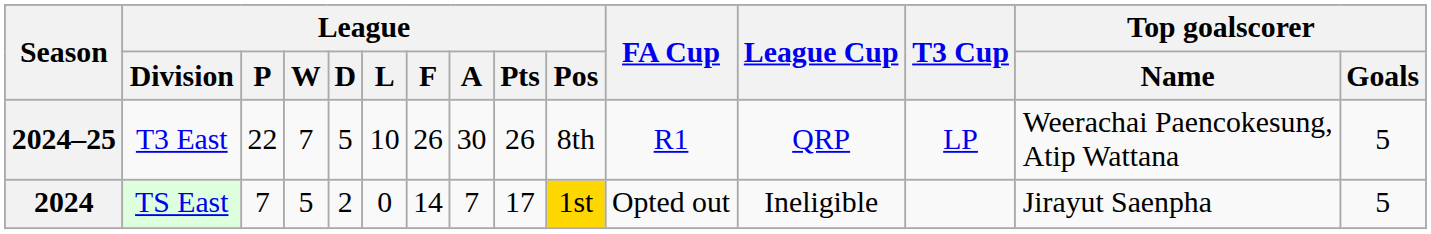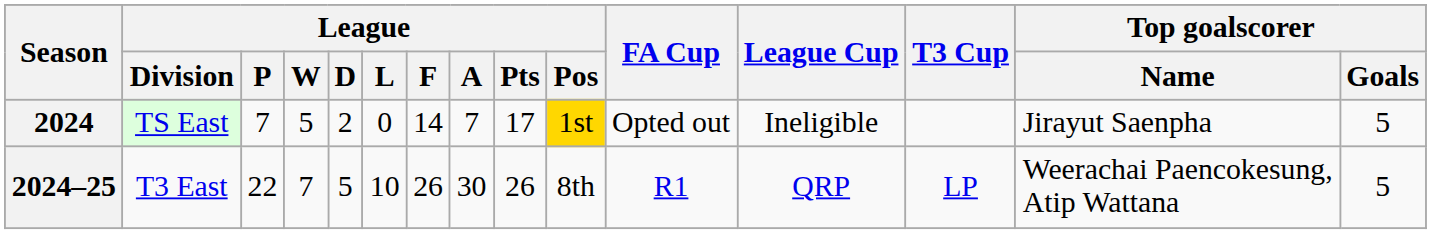rows swapped: (64, 203) <-> (64, 139)
